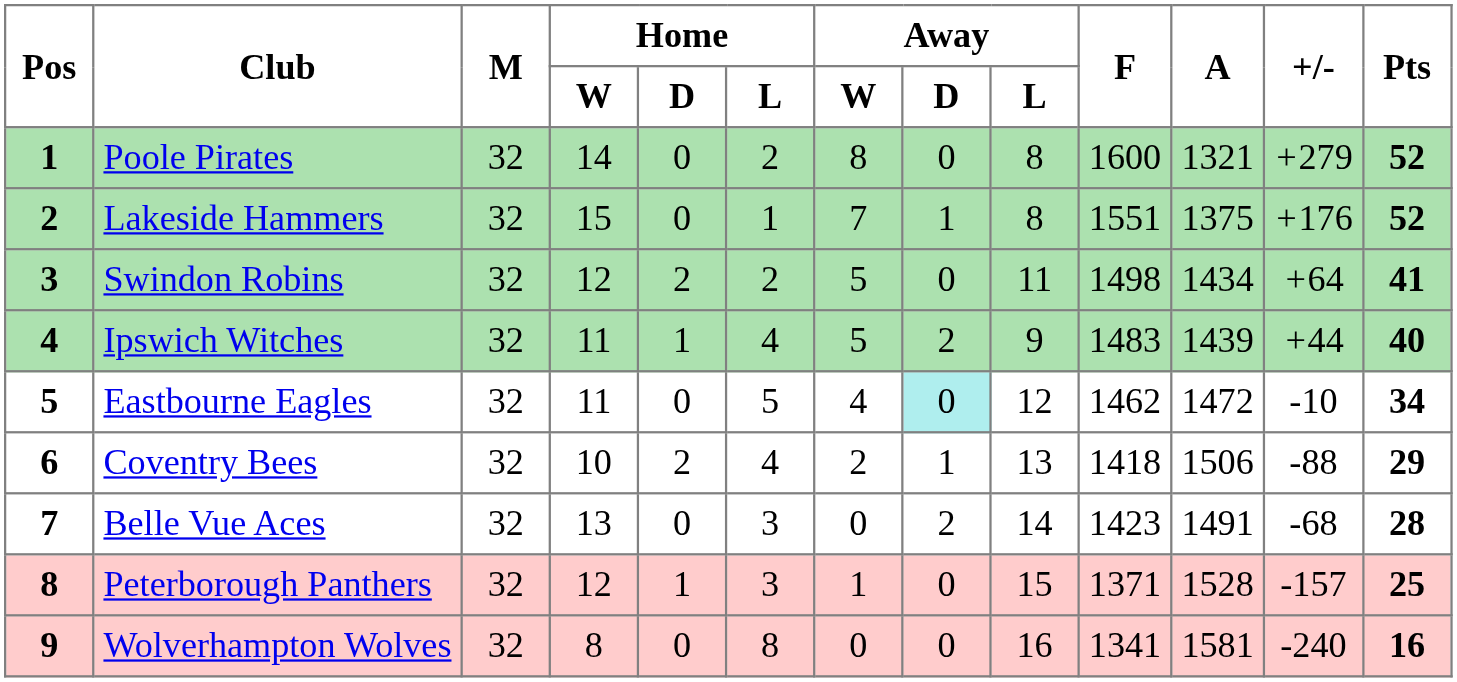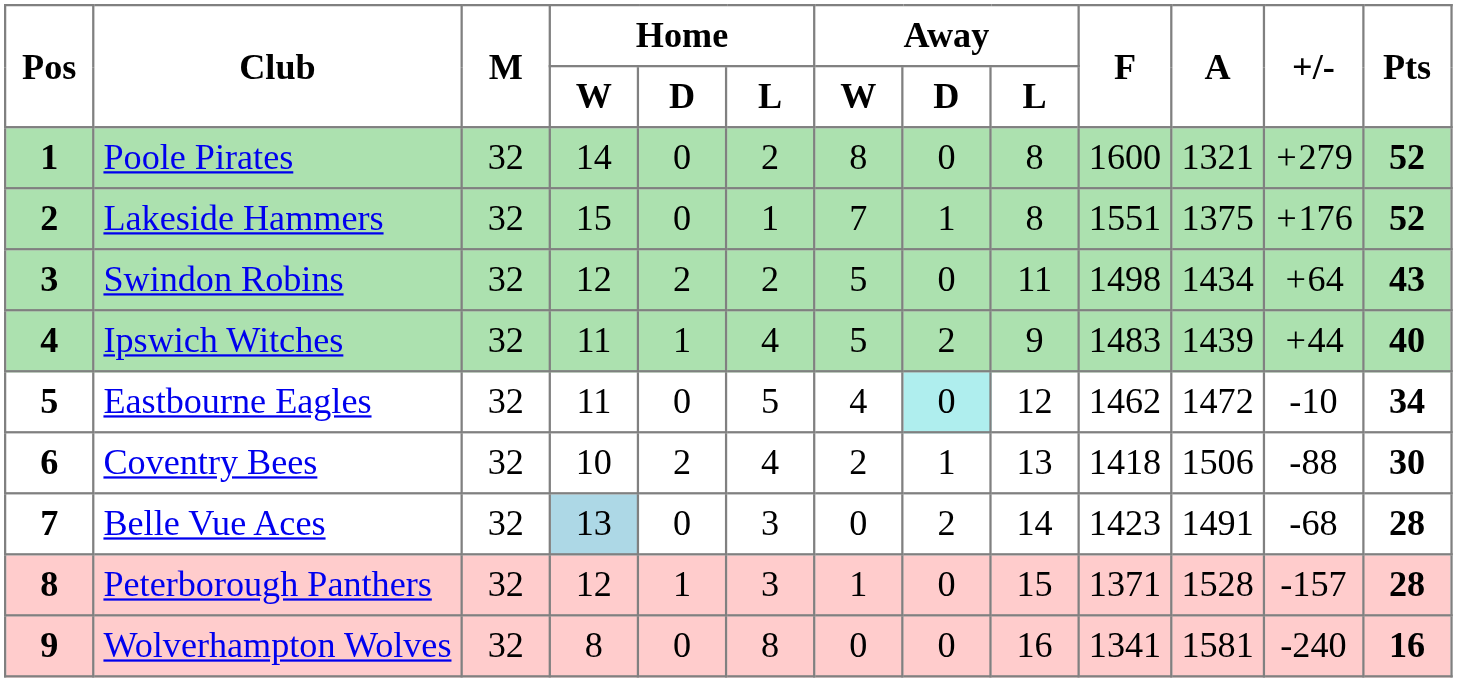(1407, 279) 41 -> (1407, 279) 43
(1407, 462) 29 -> (1407, 462) 30
(594, 523) no background -> (594, 523) lightblue background
(1407, 584) 25 -> (1407, 584) 28
